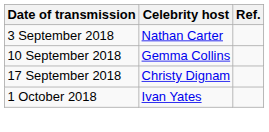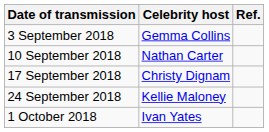(182, 35) Nathan Carter -> (186, 35) Gemma Collins
(186, 55) Gemma Collins -> (182, 55) Nathan Carter
+ row: (64, 96)
